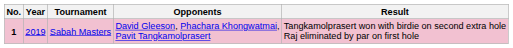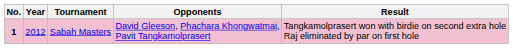(35, 31) 2019 -> (35, 31) 2012
